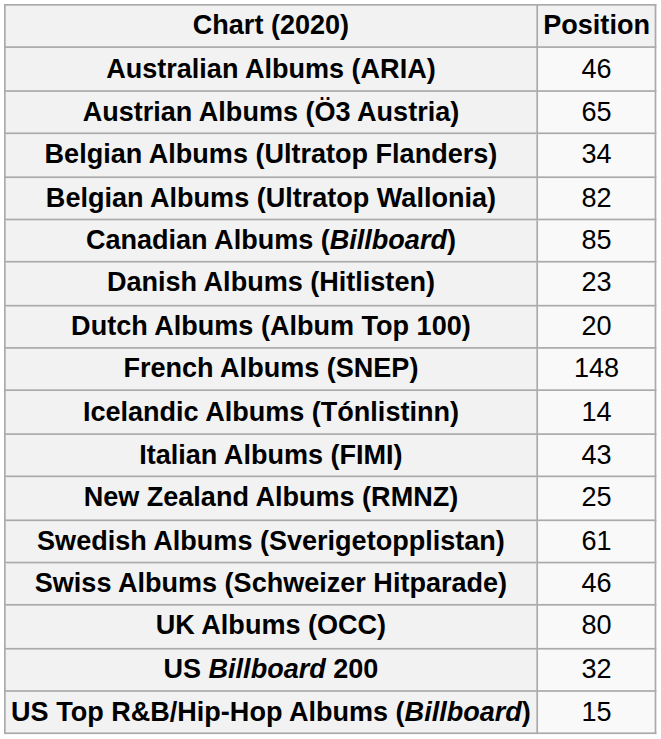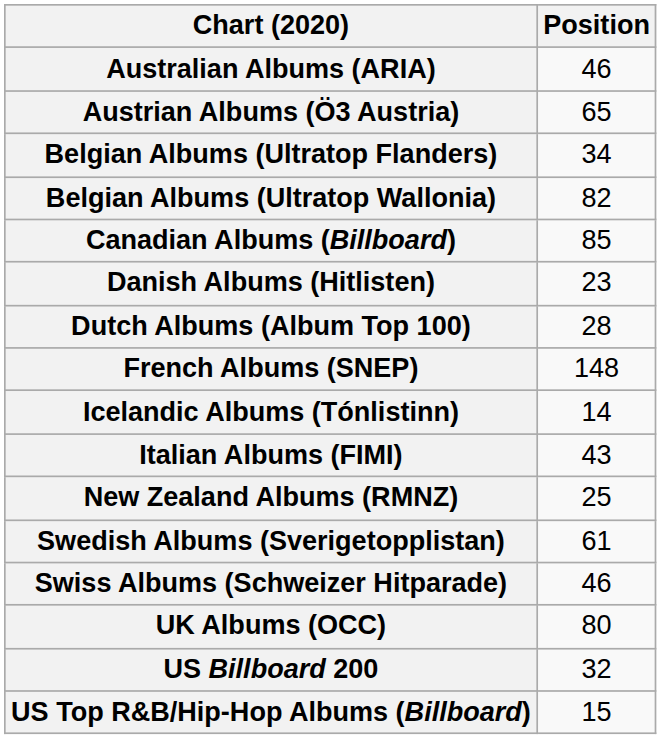(597, 326) 20 -> (597, 326) 28
